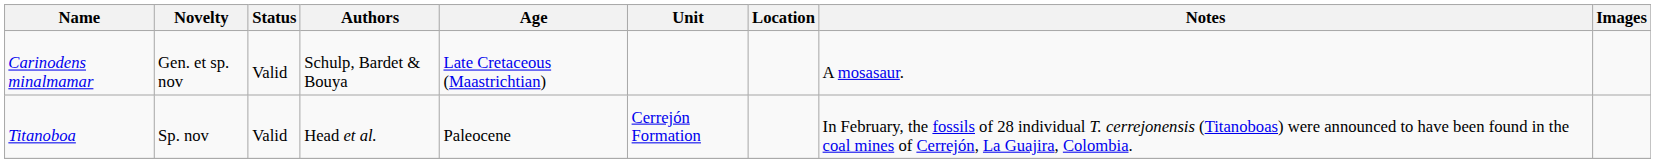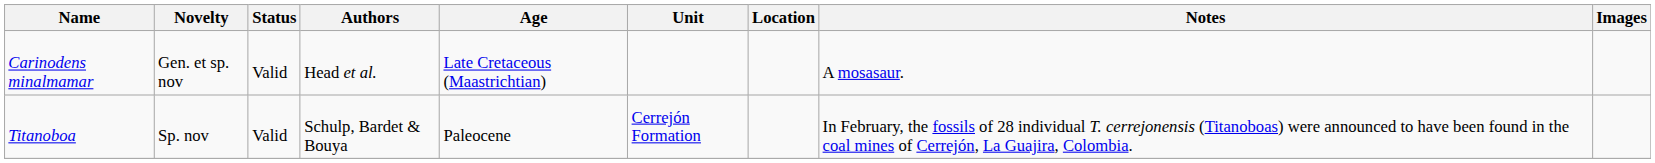(362, 72) Schulp, Bardet & Bouya -> (340, 72) Head et al.
(340, 135) Head et al. -> (362, 135) Schulp, Bardet & Bouya
